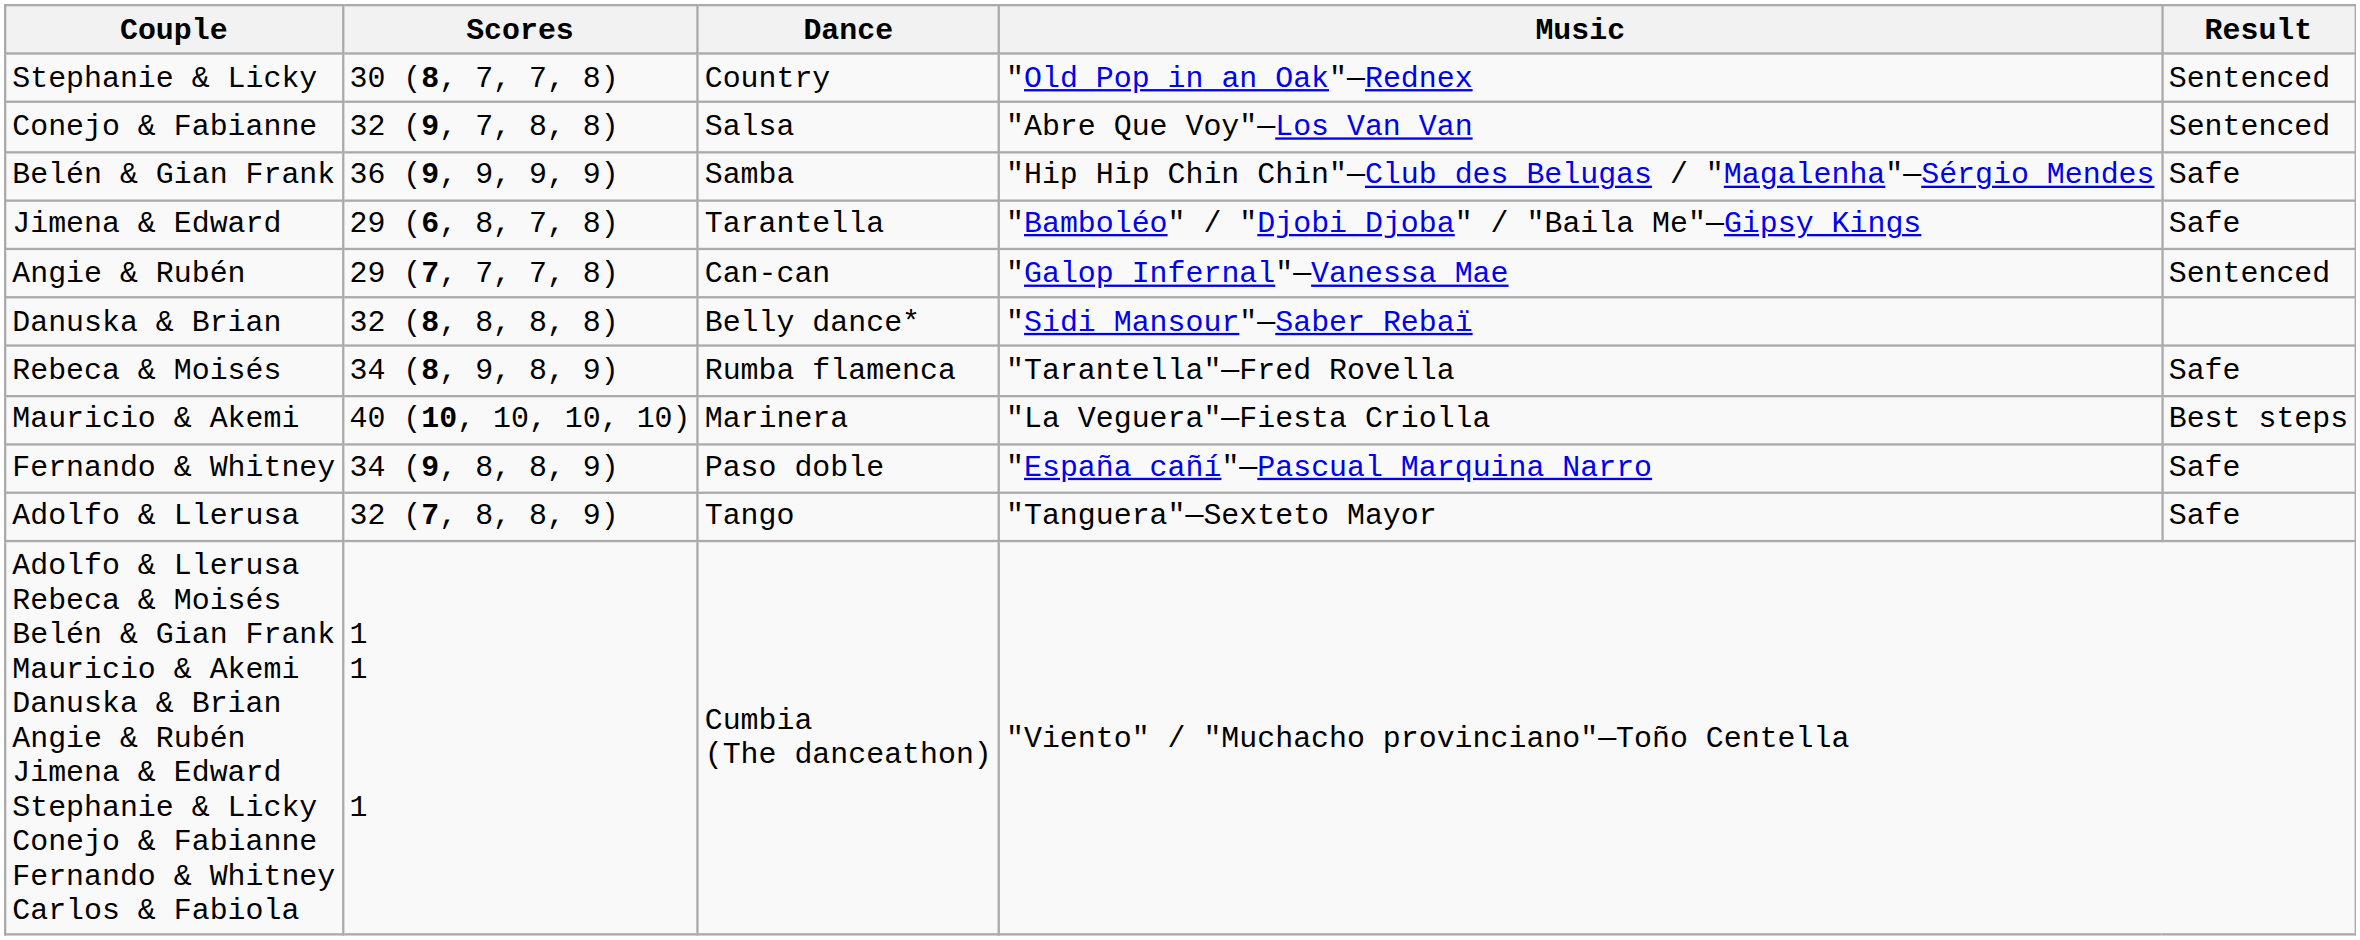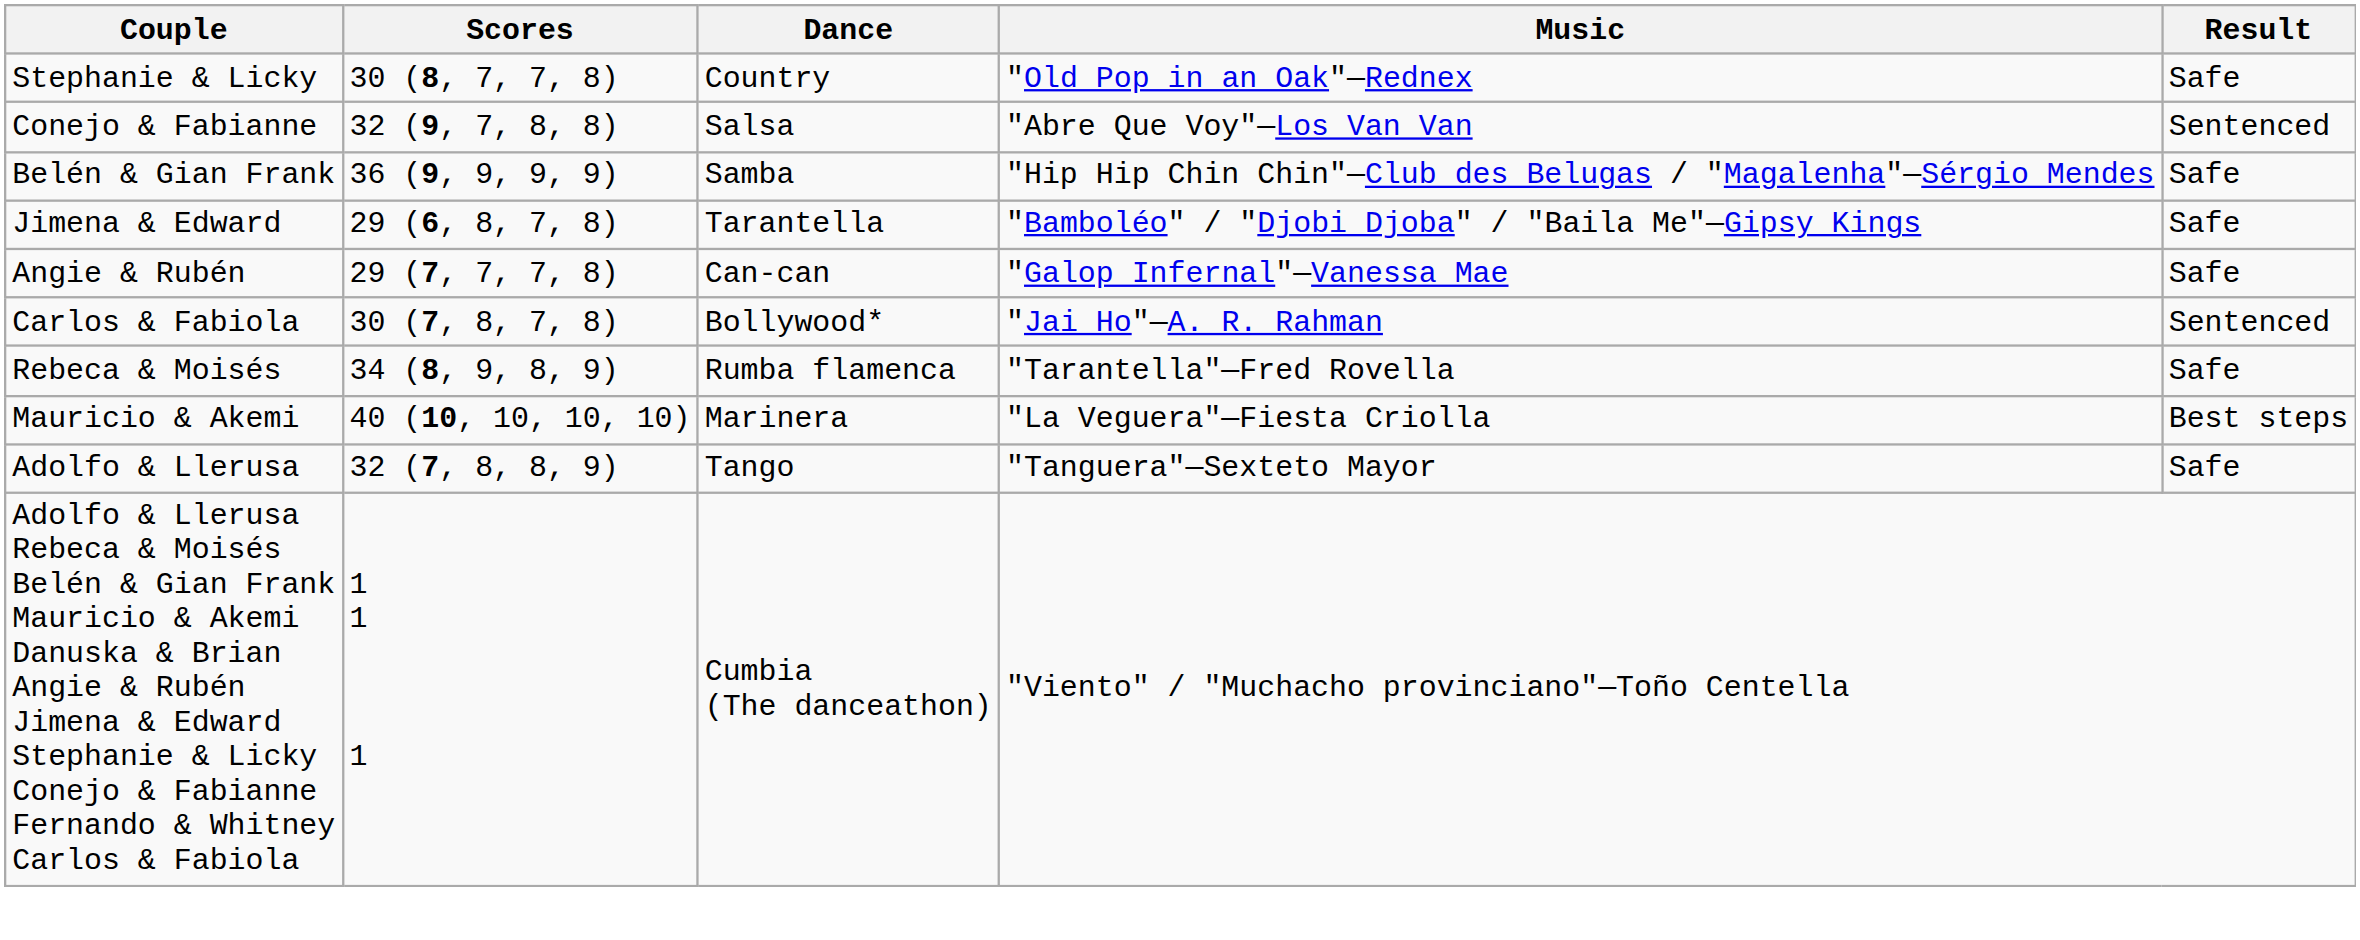(2249, 78) Sentenced -> (2205, 78) Safe
(2249, 273) Sentenced -> (2205, 273) Safe
+ row: (156, 322)
- row: (147, 322)
- row: (174, 468)
